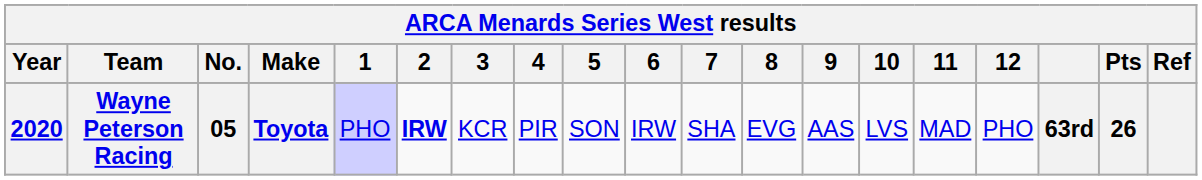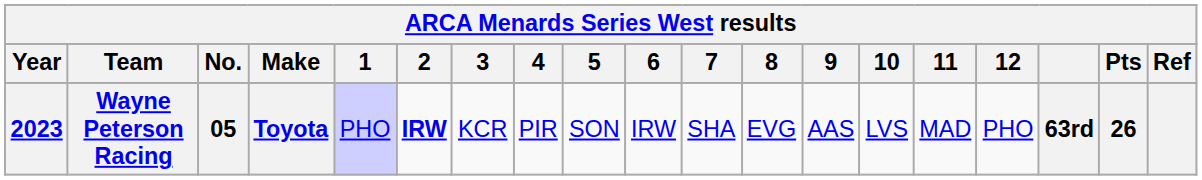(37, 129) 2020 -> (37, 129) 2023
